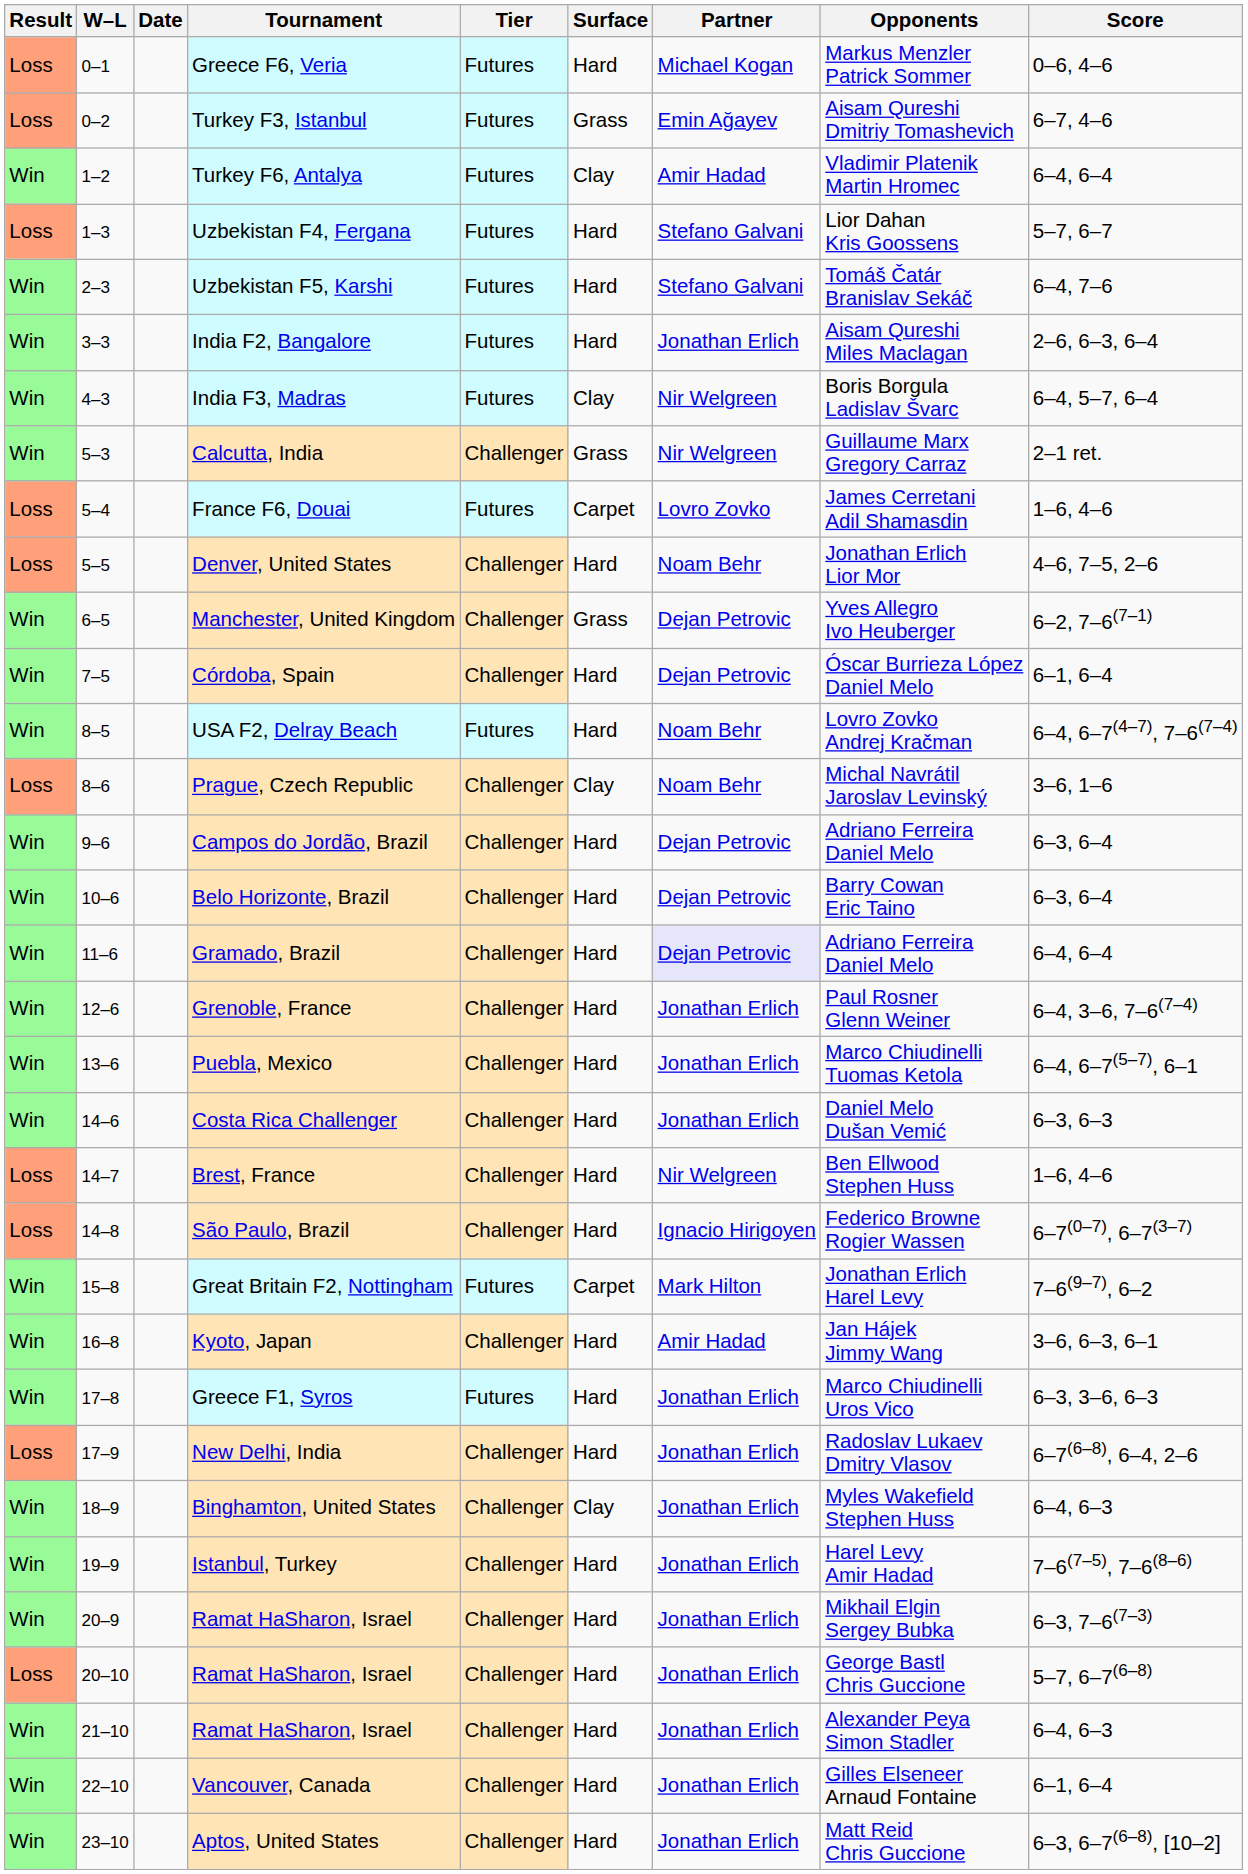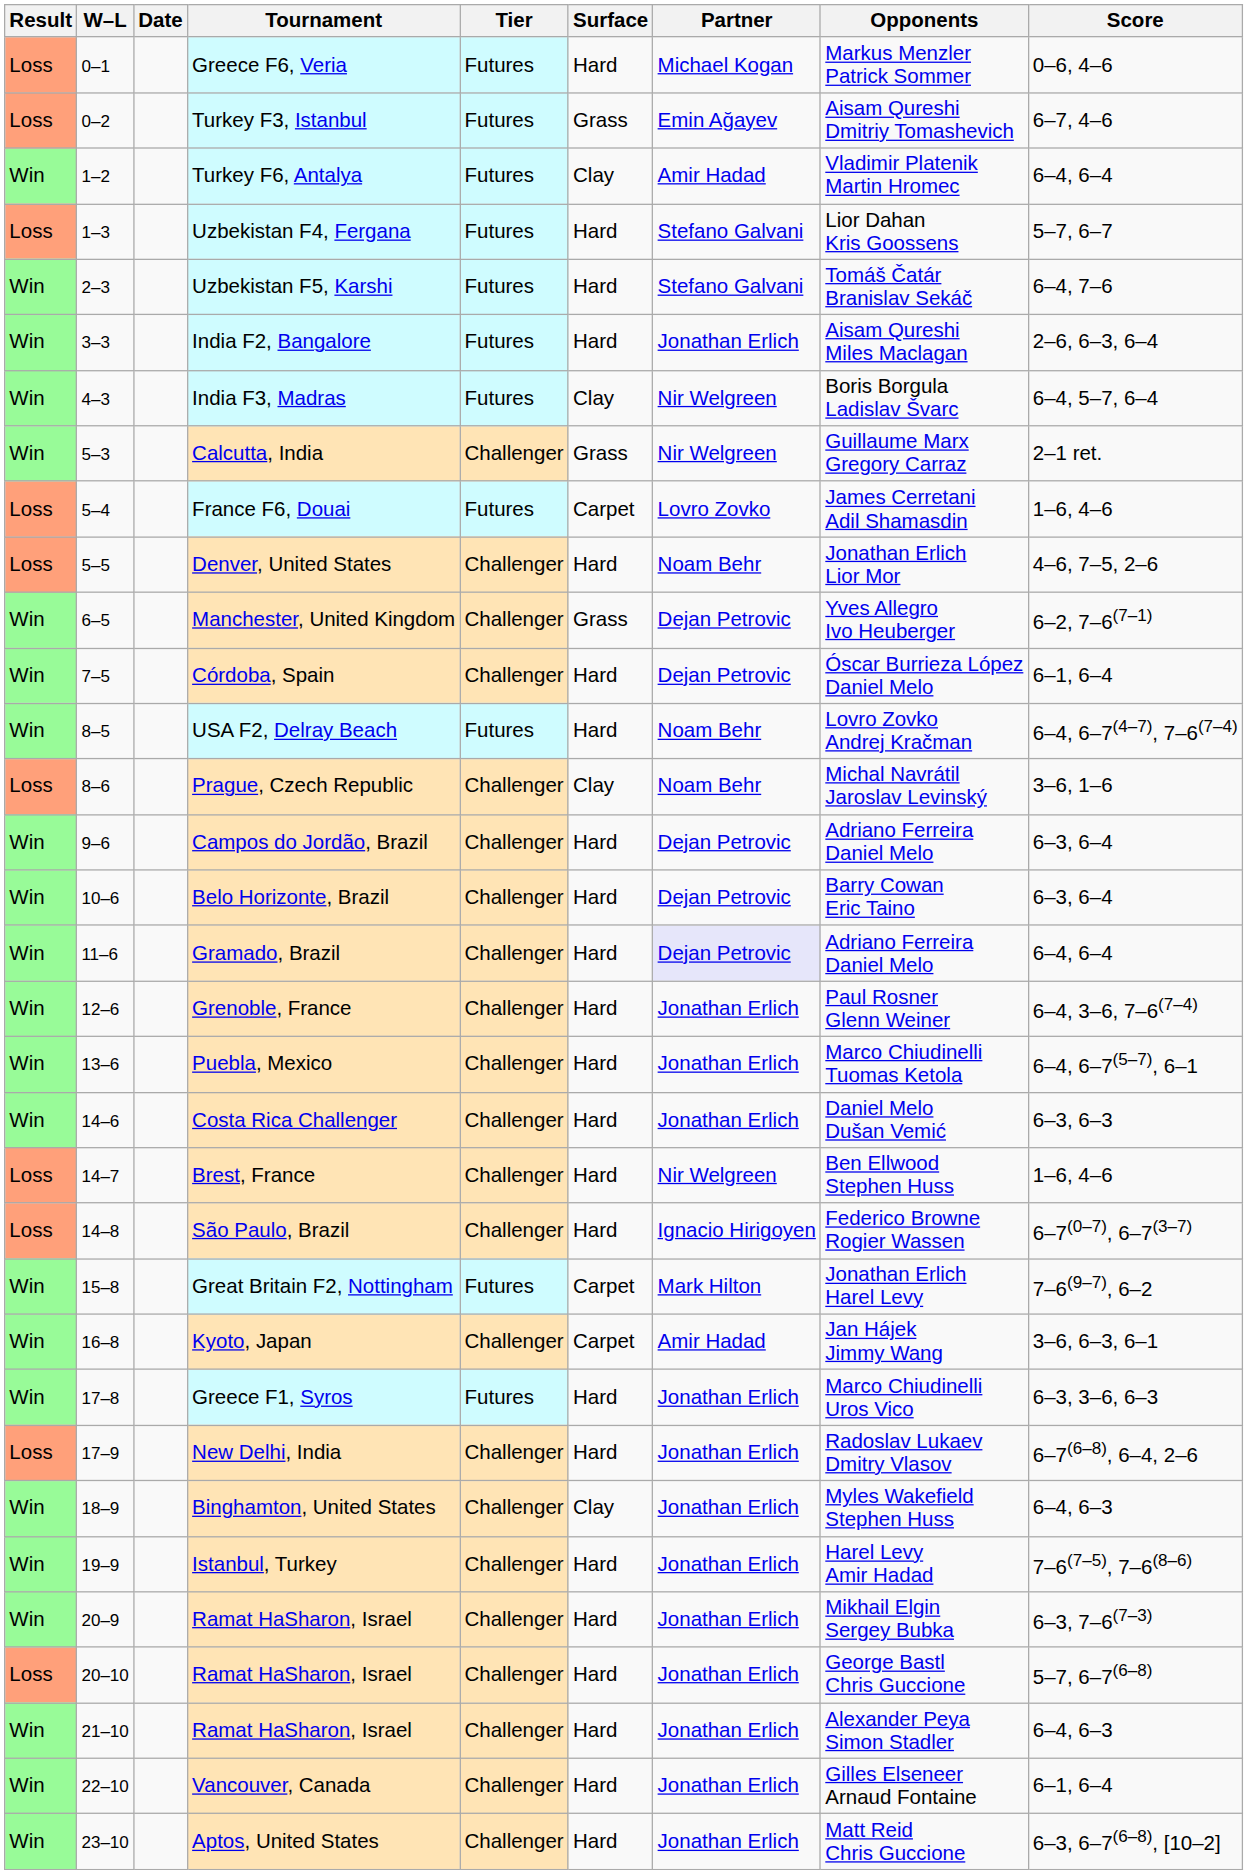(595, 1341) Hard -> (604, 1341) Carpet
